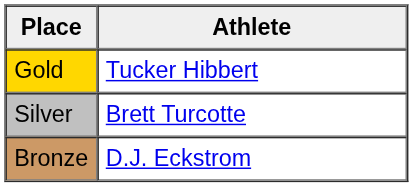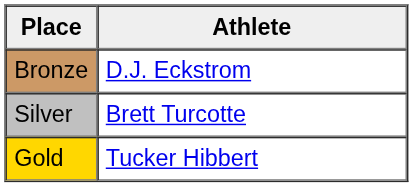rows swapped: (39, 70) <-> (51, 158)
